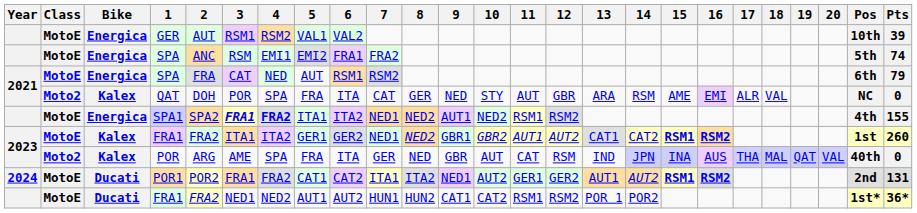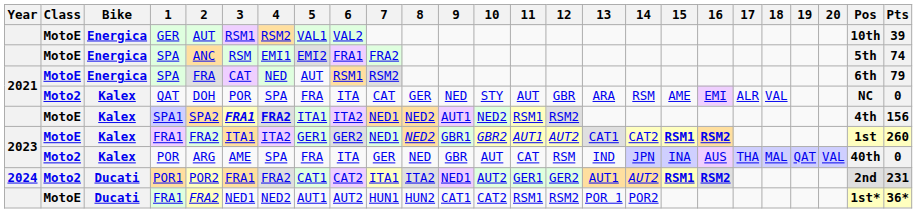(117, 116) Energica -> (117, 116) Kalex
(898, 116) 155 -> (898, 116) 156
(62, 177) MotoE -> (62, 177) Moto2
(898, 177) 131 -> (898, 177) 231
